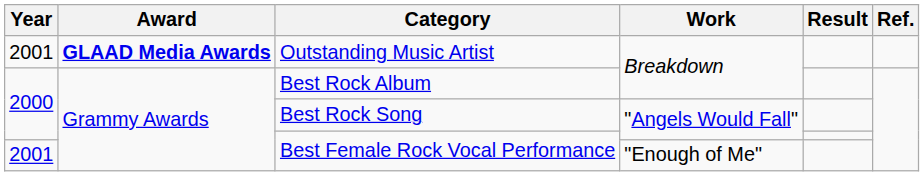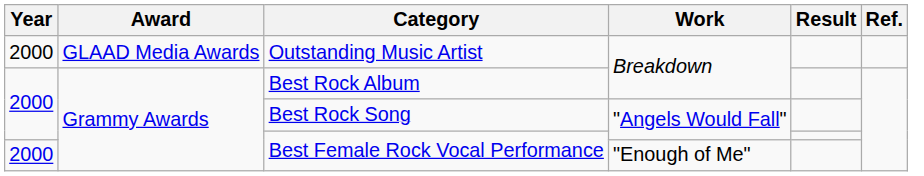(31, 51) 2001 -> (31, 51) 2000
(167, 51) bold -> (161, 51) normal
(31, 155) 2001 -> (31, 155) 2000
